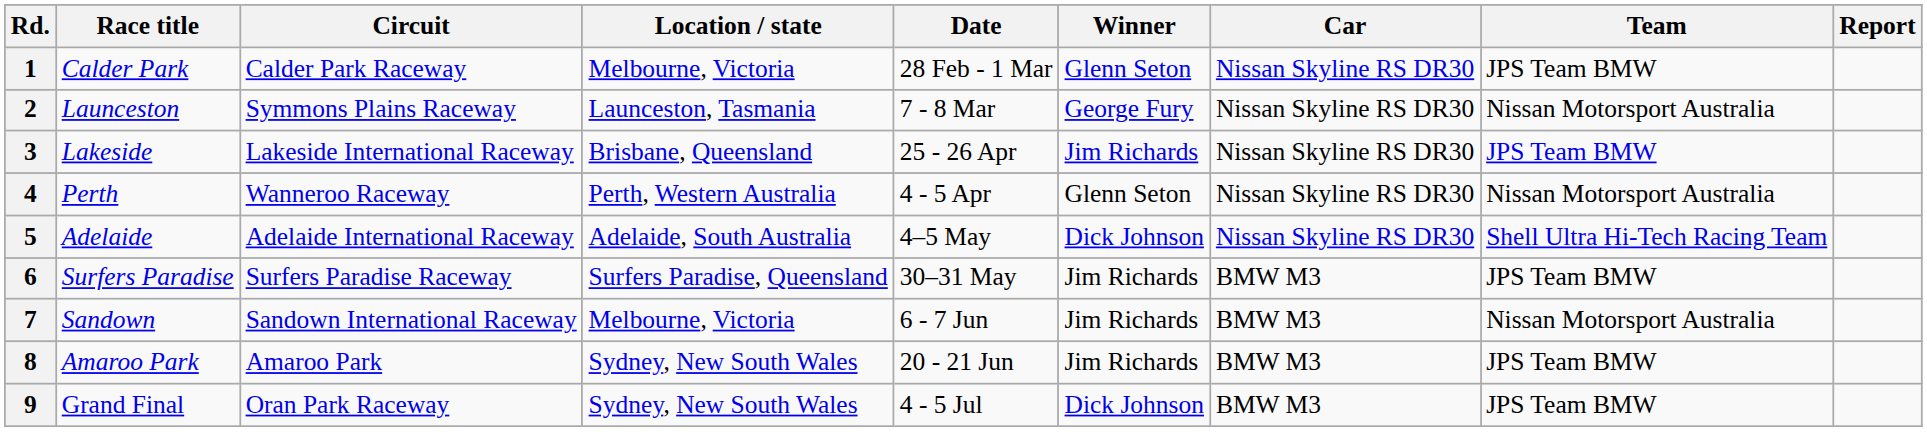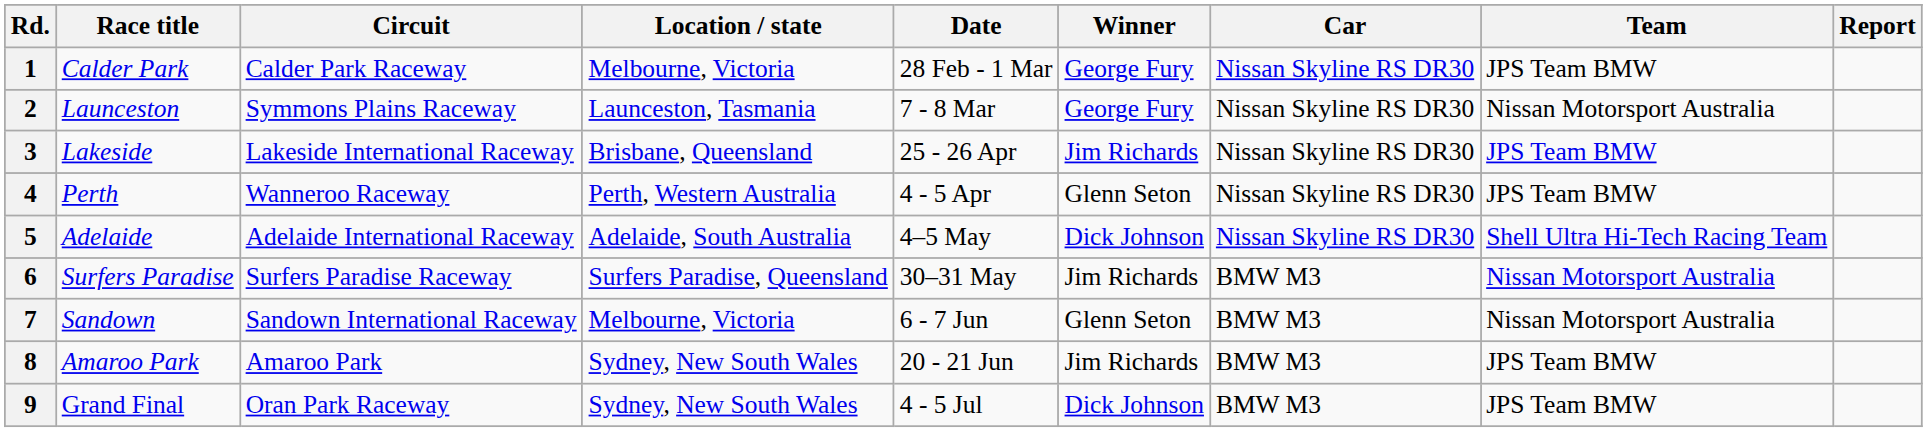(1128, 67) Glenn Seton -> (1129, 67) George Fury
(1630, 194) Nissan Motorsport Australia -> (1571, 194) JPS Team BMW
(1571, 278) JPS Team BMW -> (1630, 278) Nissan Motorsport Australia
(1131, 320) Jim Richards -> (1128, 320) Glenn Seton
